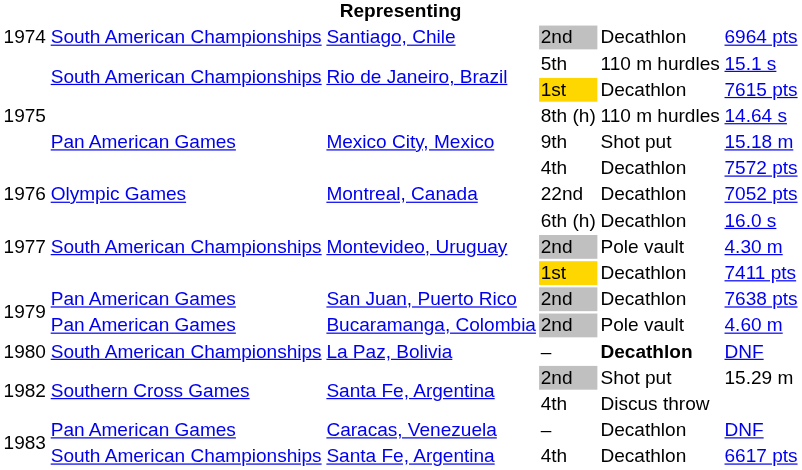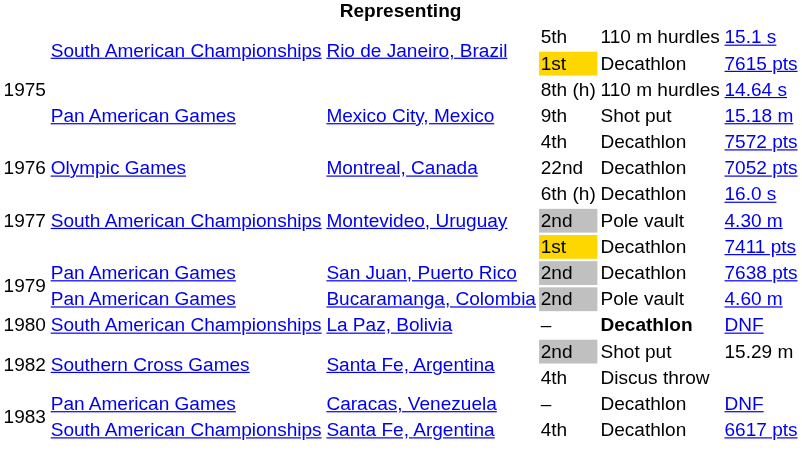- row: (391, 37)
